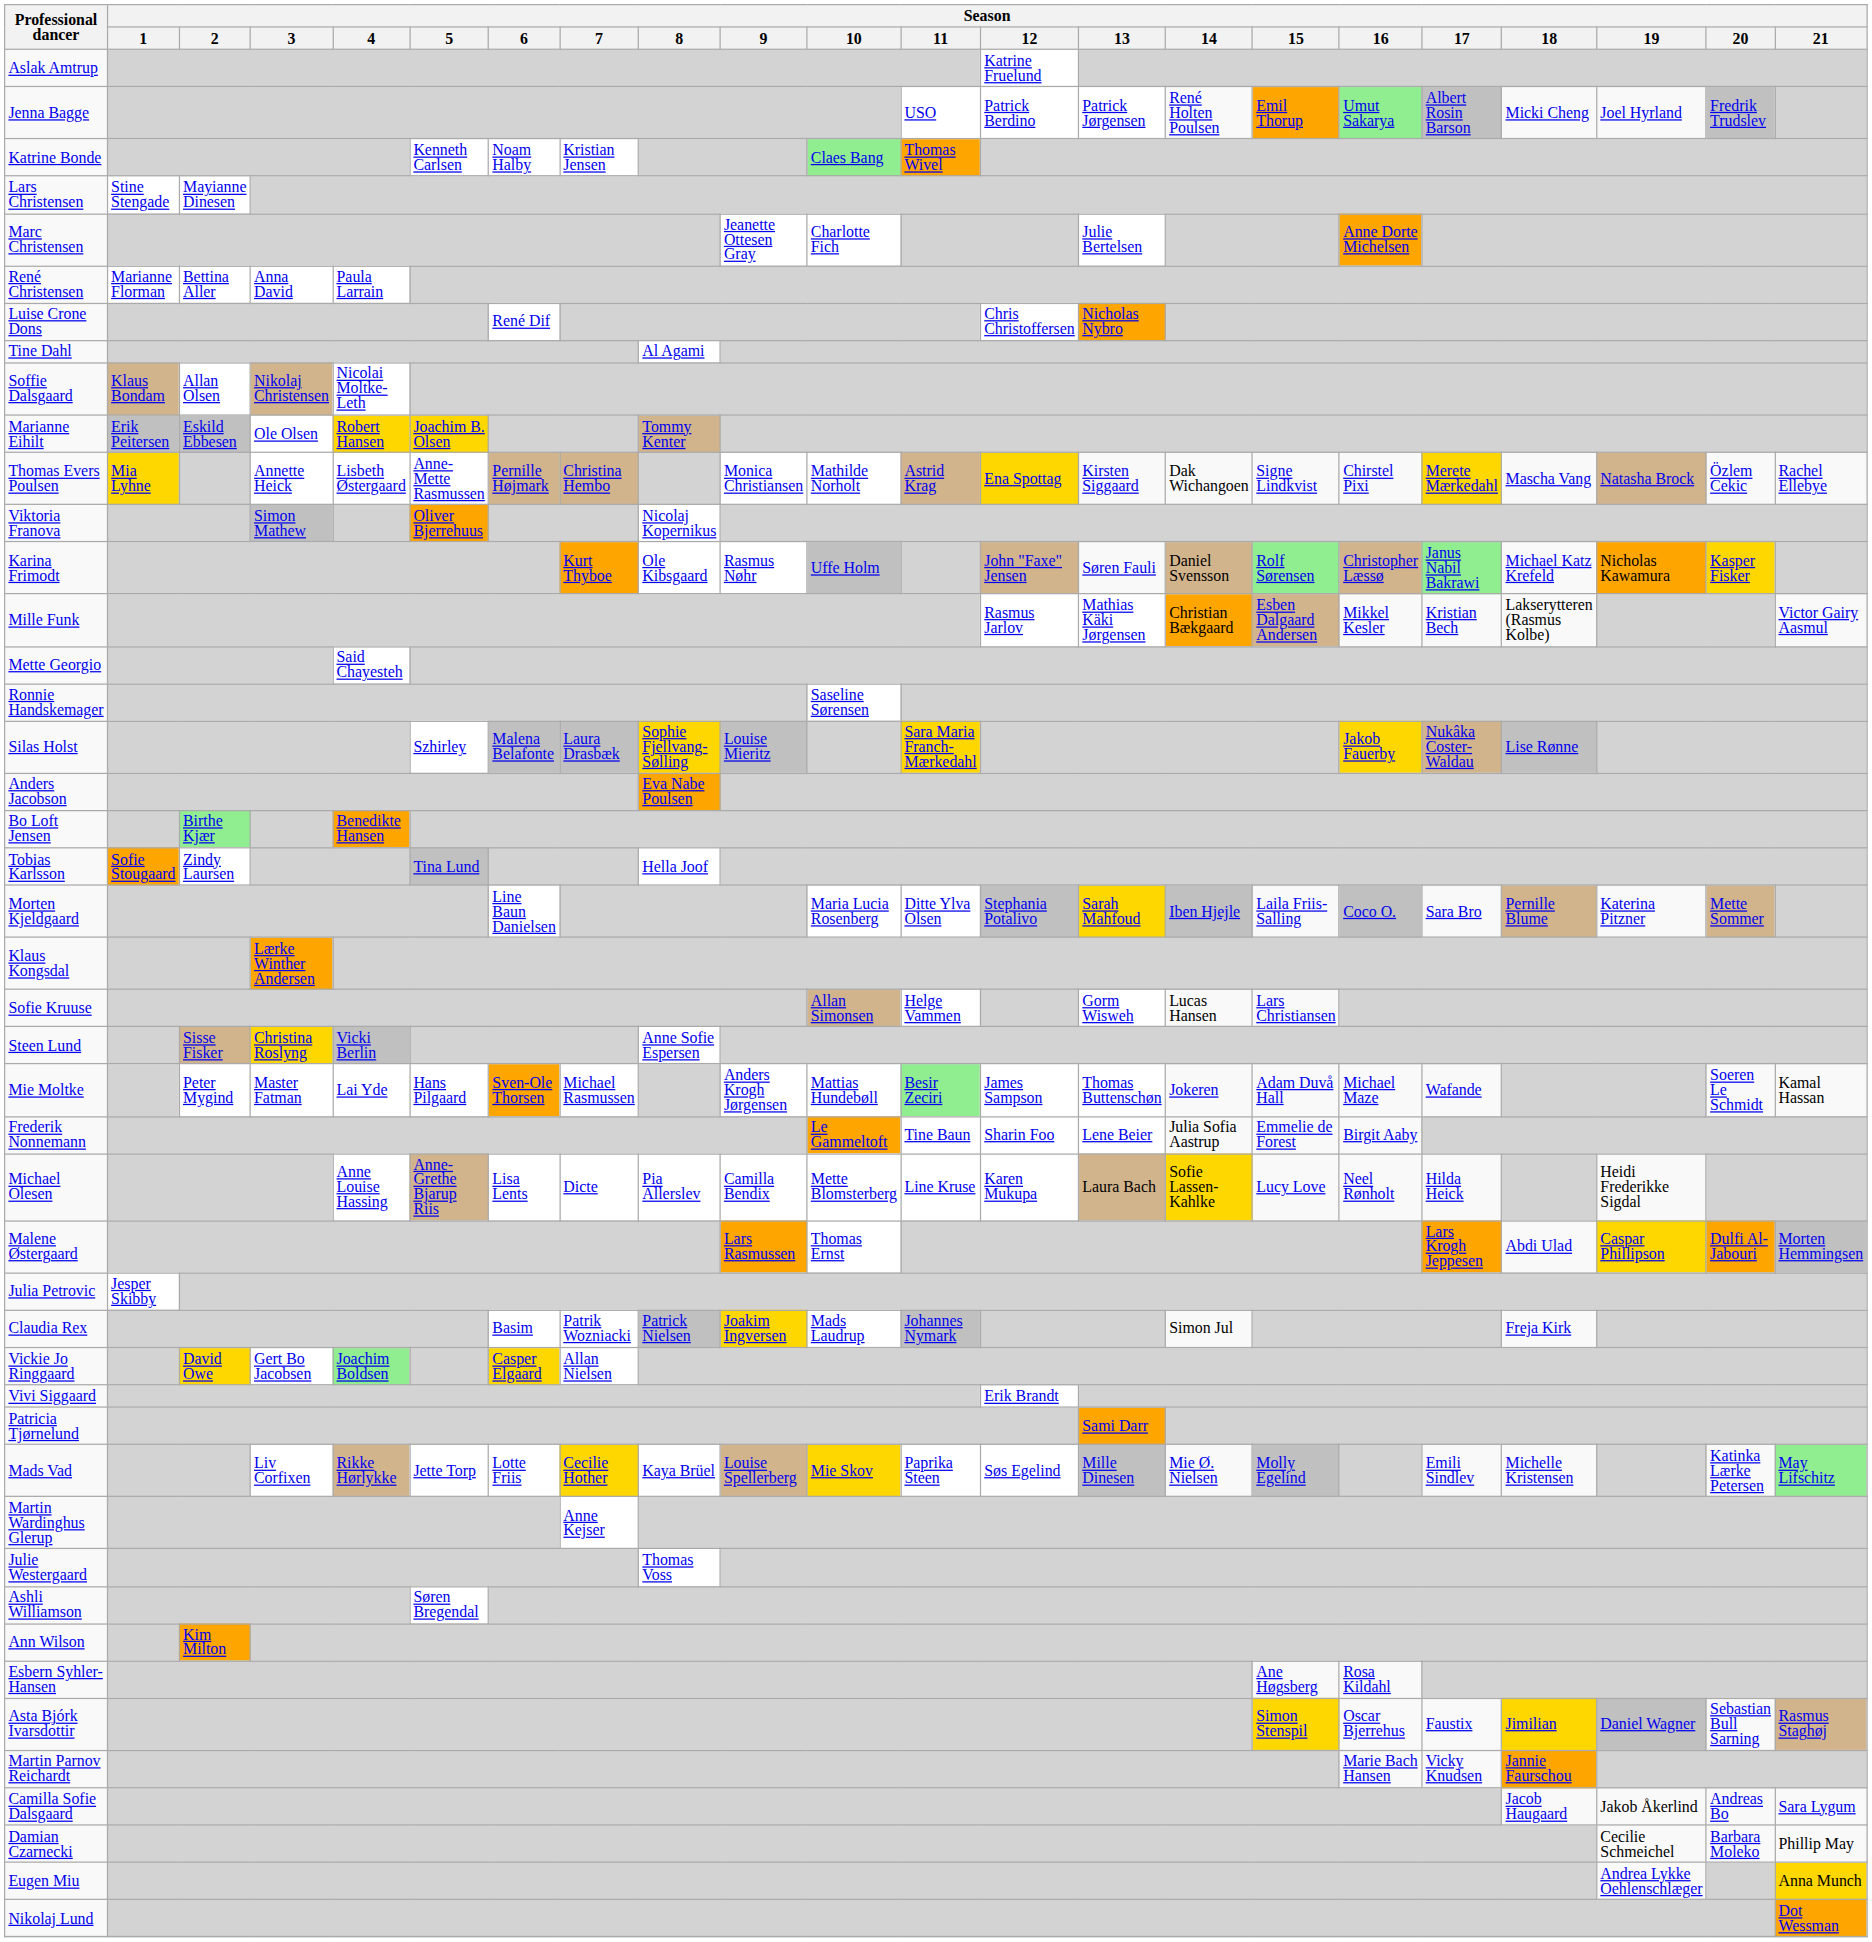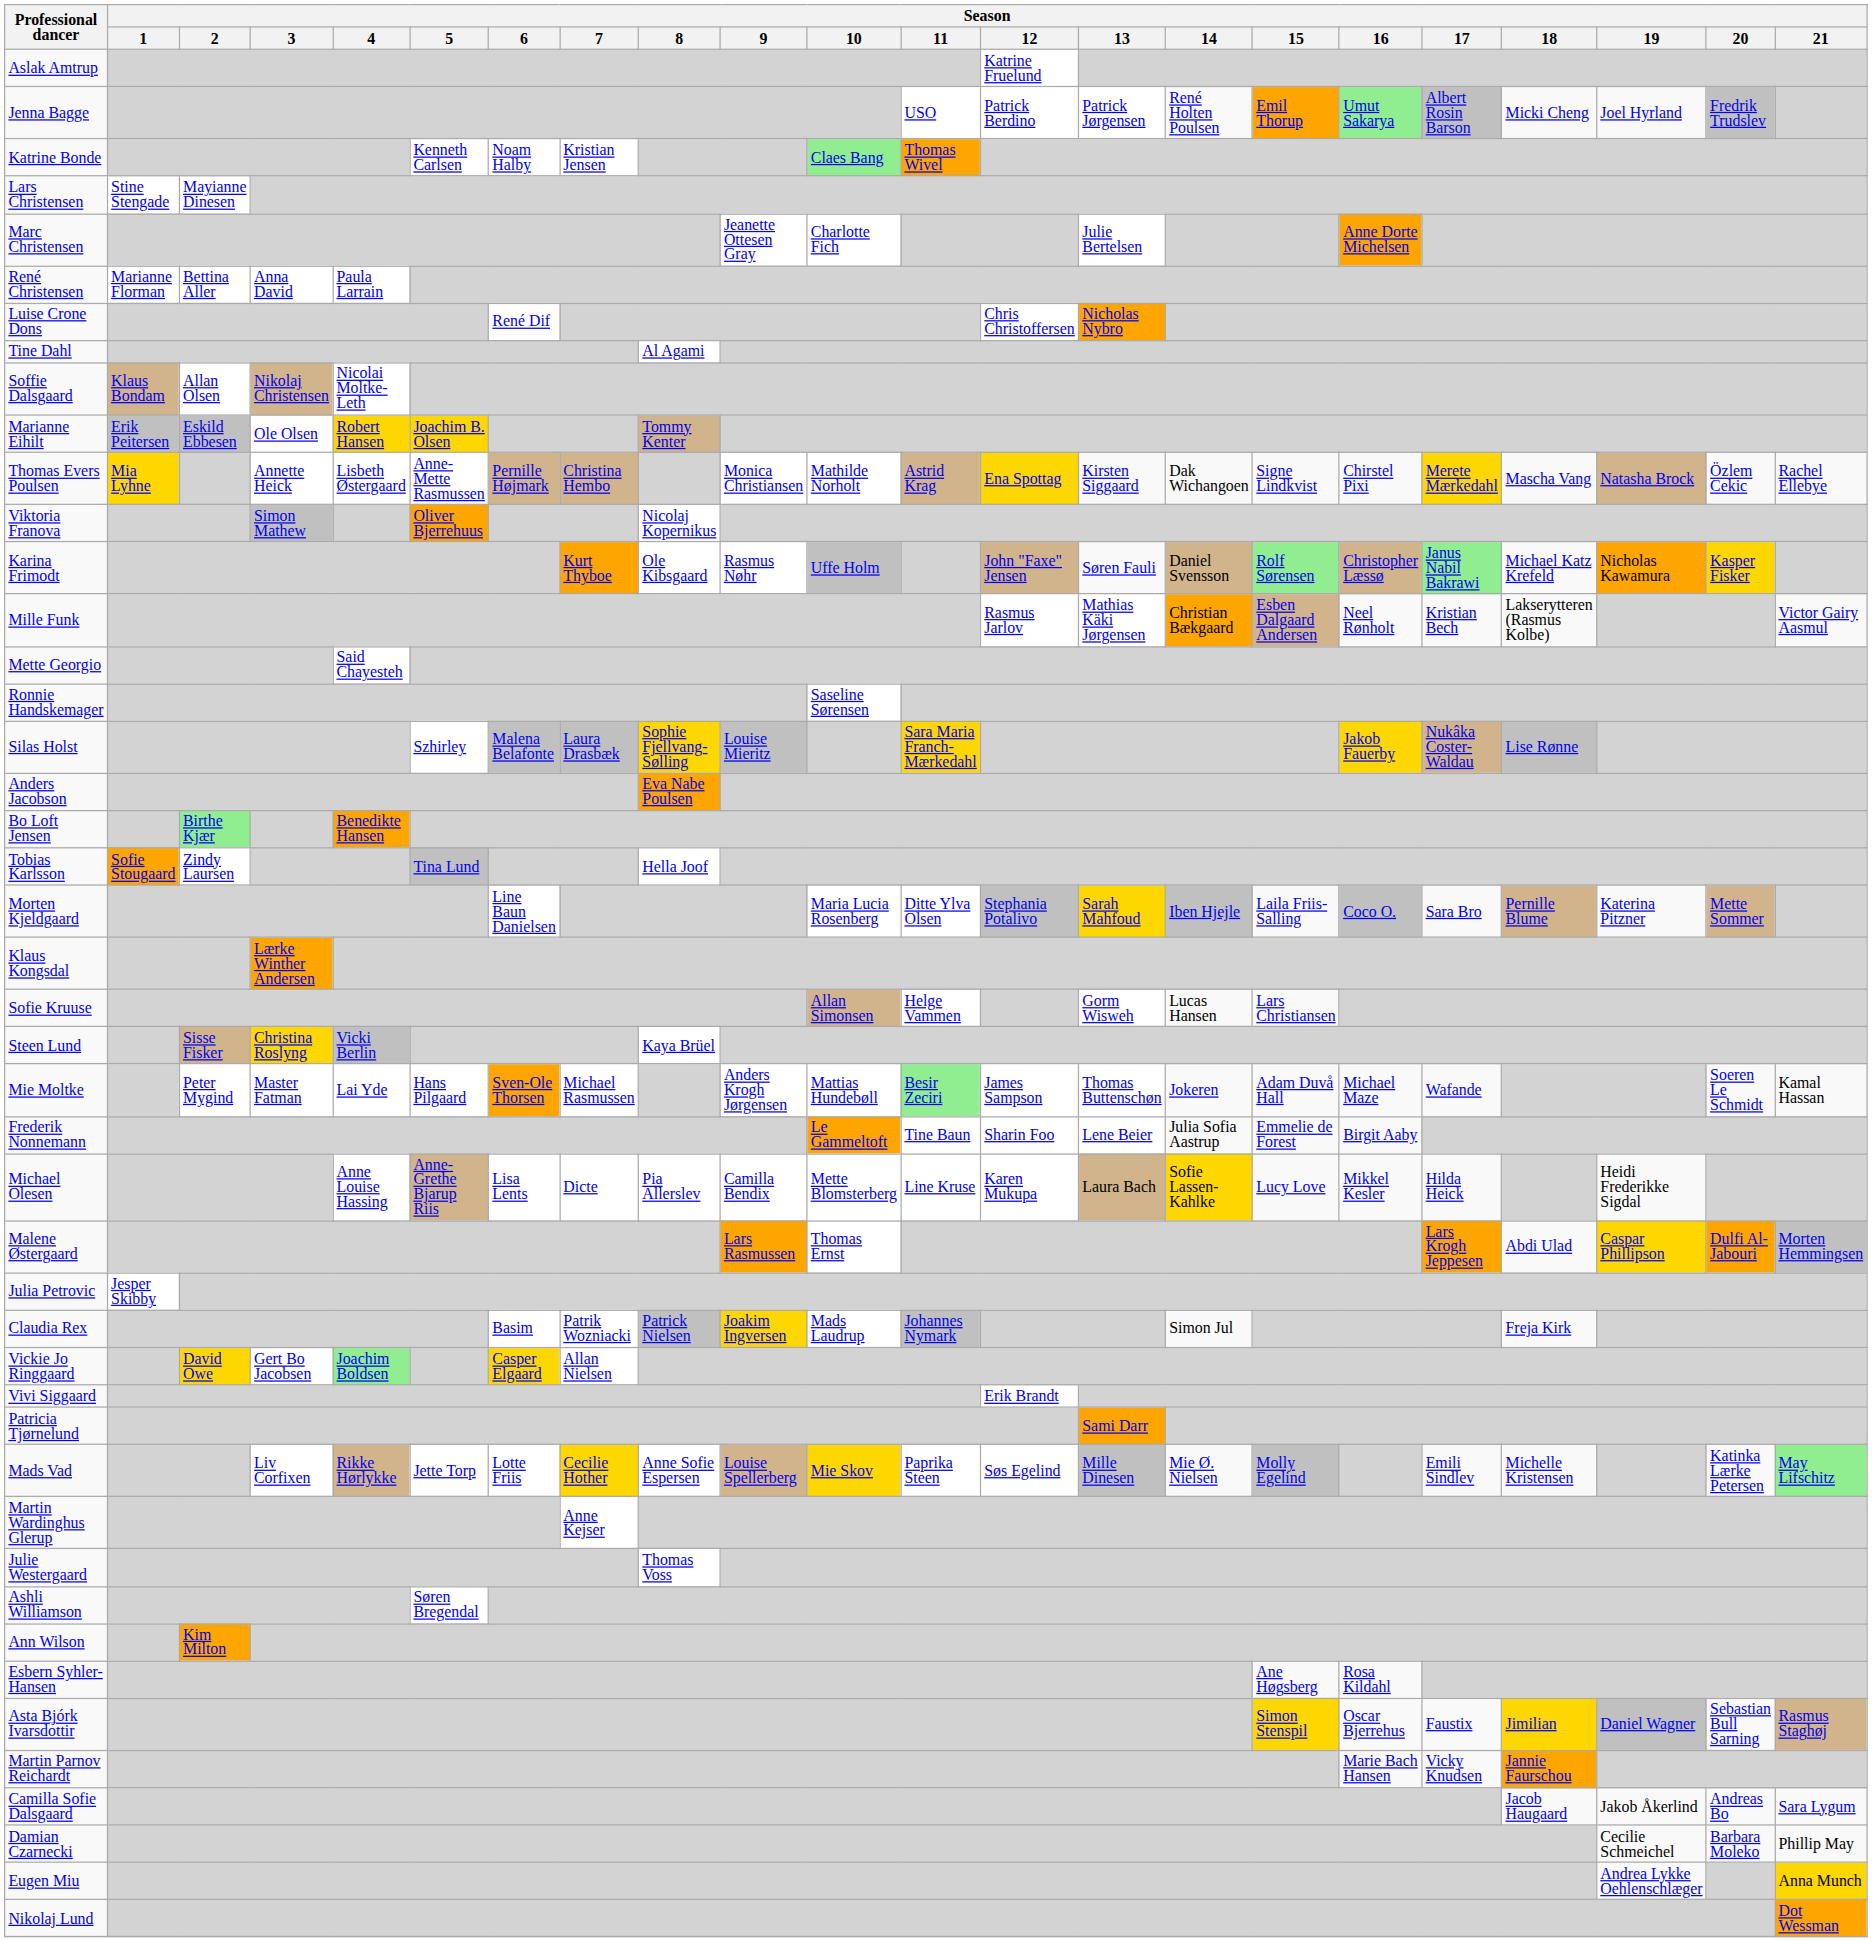(1366, 620) Mikkel Kesler -> (1369, 620) Neel Rønholt
(678, 1045) Anne Sofie Espersen -> (679, 1045) Kaya Brüel
(1369, 1187) Neel Rønholt -> (1366, 1187) Mikkel Kesler
(679, 1471) Kaya Brüel -> (678, 1471) Anne Sofie Espersen
